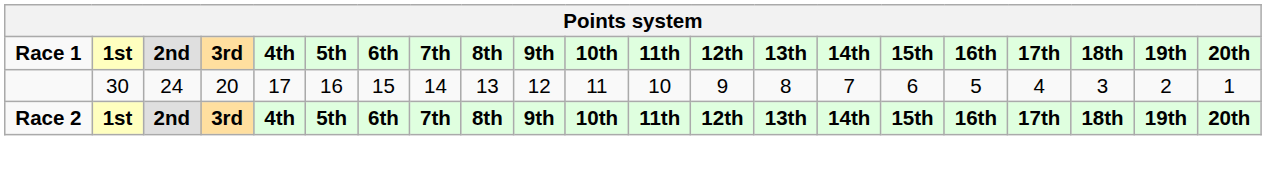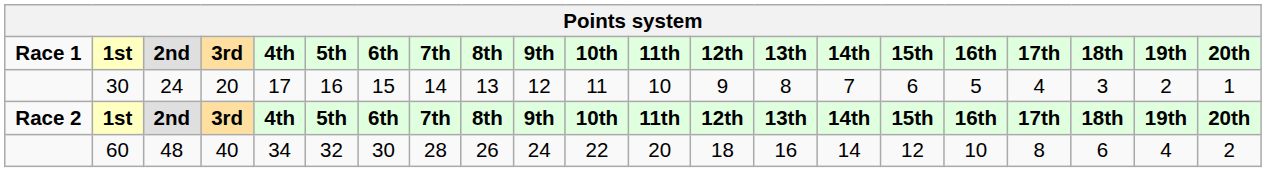+ row: (118, 150)
